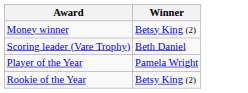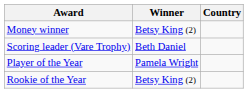+ column: (222, 12)
